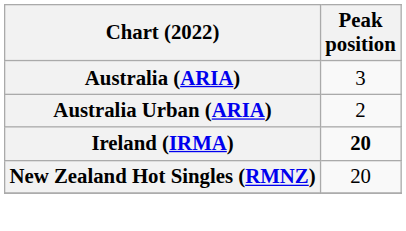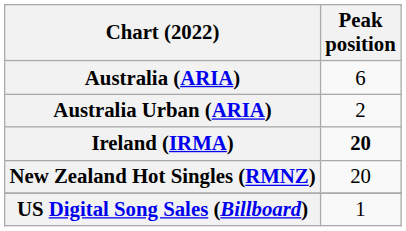(361, 77) 3 -> (361, 77) 6
+ row: (163, 209)
